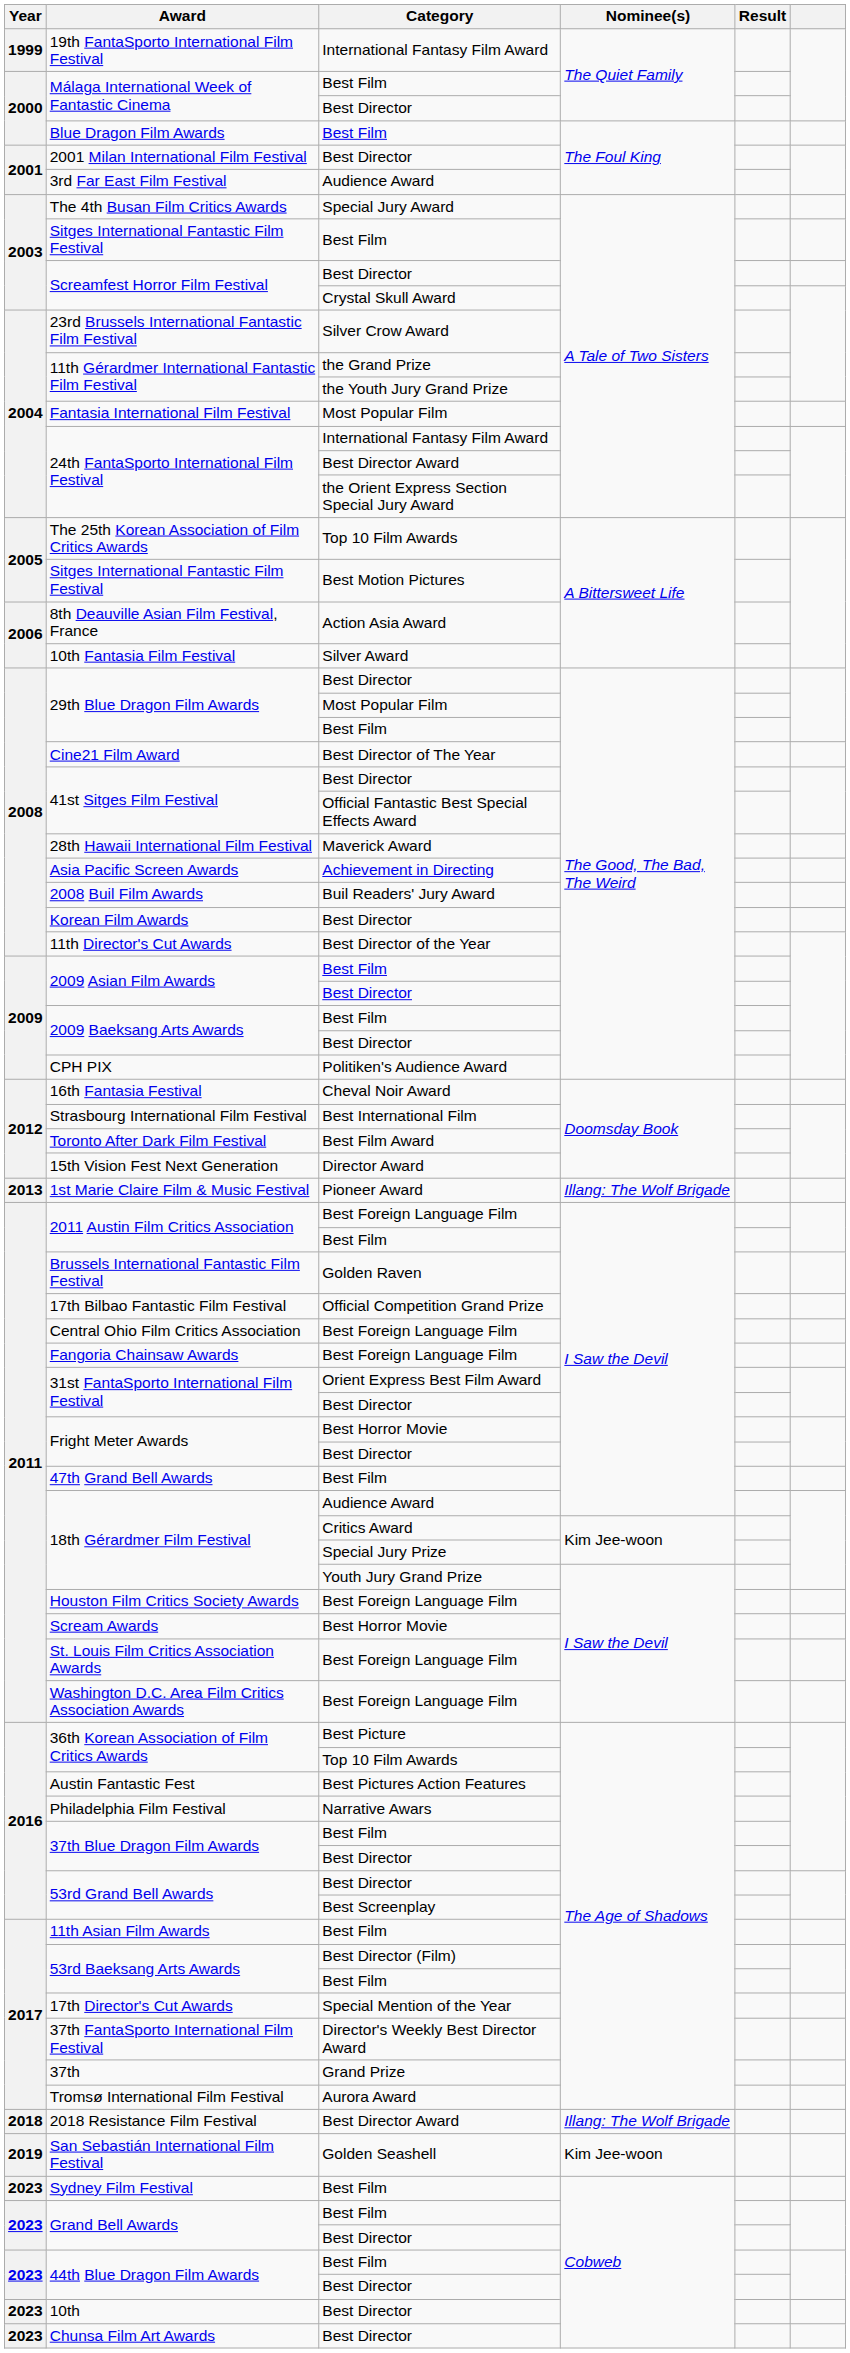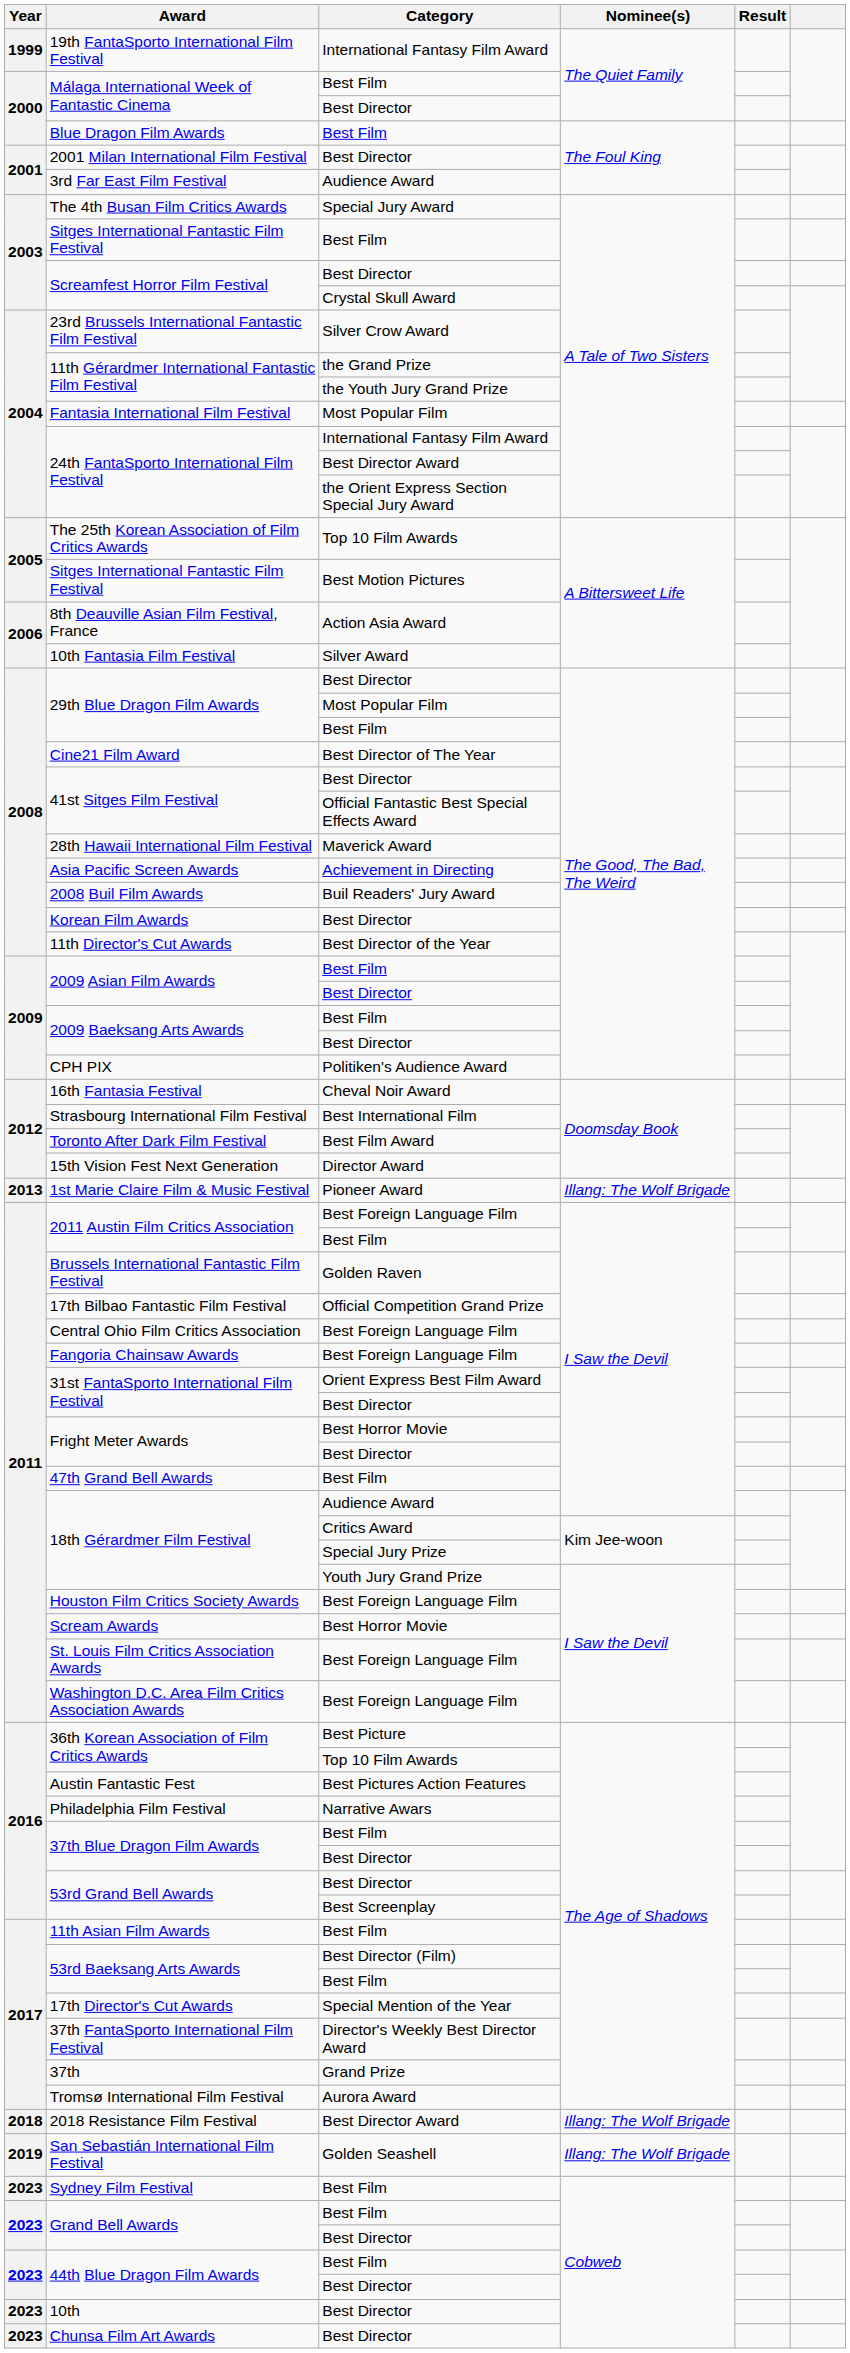(613, 2154) Kim Jee-woon -> (647, 2154) Illang: The Wolf Brigade
